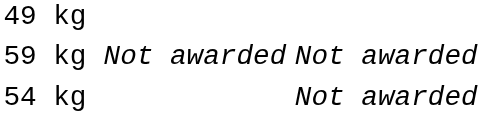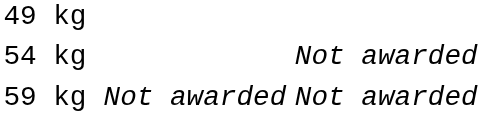rows swapped: (45, 97) <-> (45, 57)
